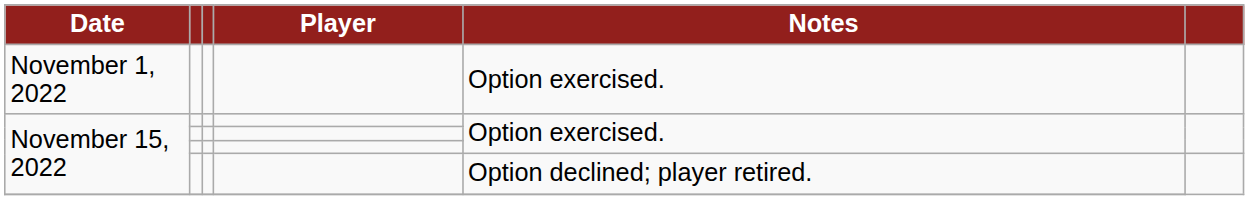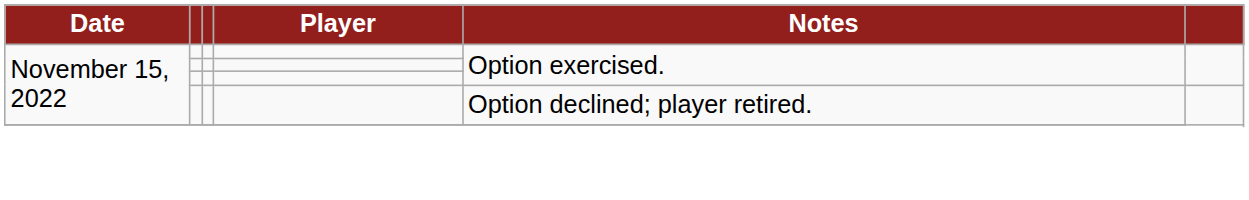- row: (83, 78)
